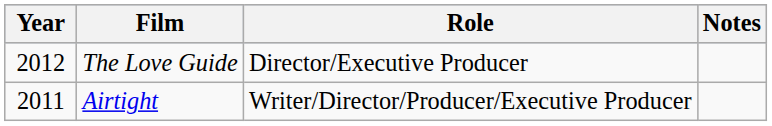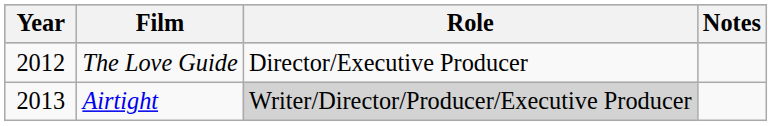(41, 100) 2011 -> (41, 100) 2013
(470, 100) no background -> (470, 100) lightgrey background
